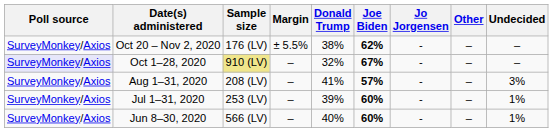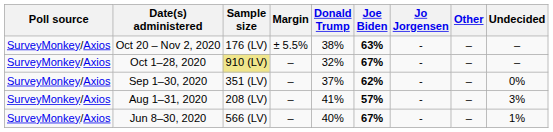(372, 45) 62% -> (372, 45) 63%
(59, 63) lavender background -> (59, 63) no background
+ row: (168, 81)
- row: (168, 100)
(372, 118) 60% -> (372, 118) 67%
